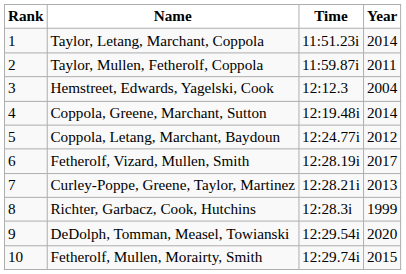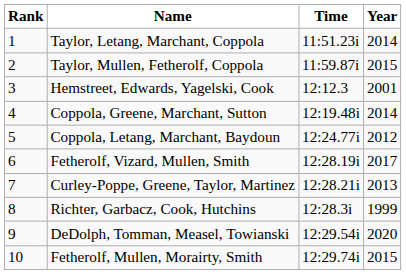(382, 64) 2011 -> (382, 64) 2015
(382, 88) 2004 -> (382, 88) 2001
